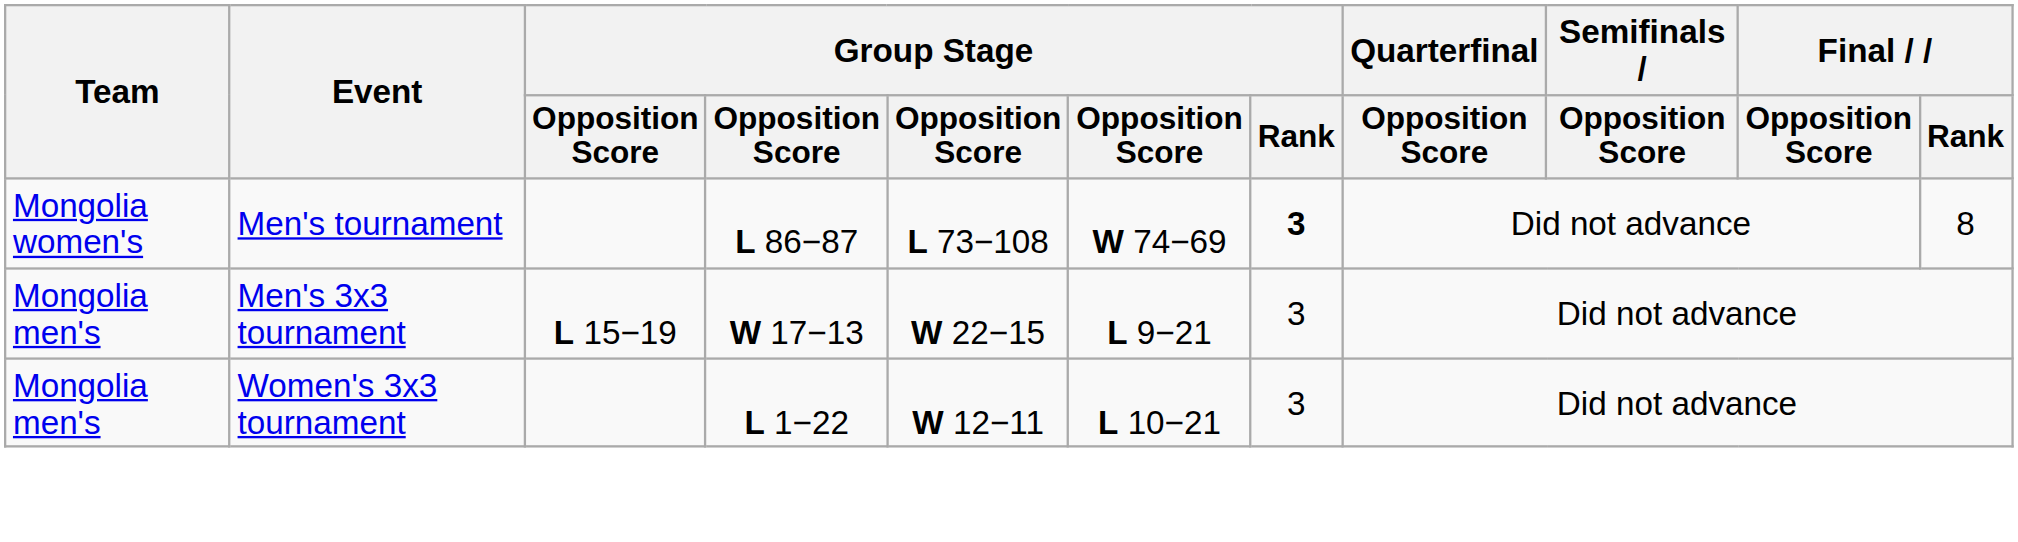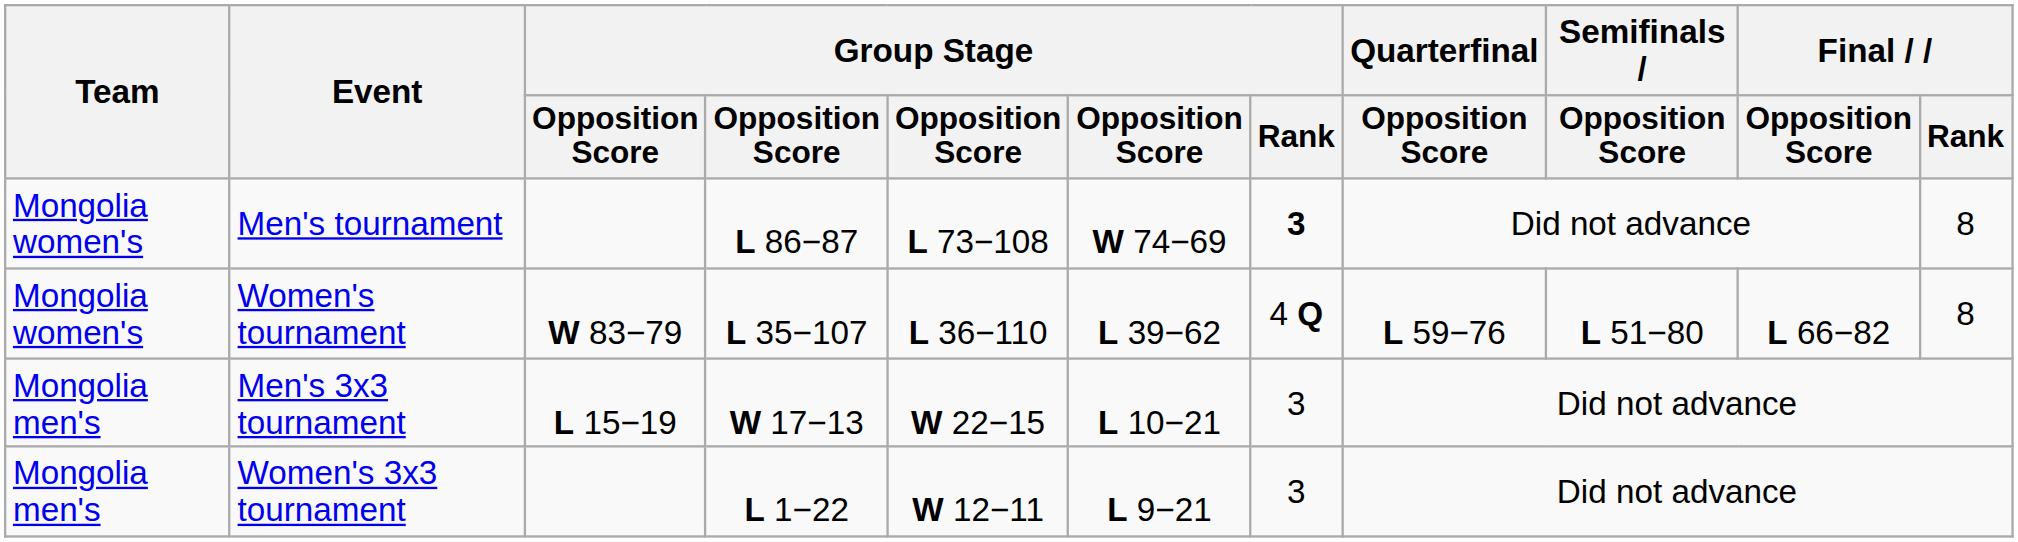+ row: (322, 314)
(1160, 332) L 9−21 -> (1160, 422) L 10−21
(1160, 422) L 10−21 -> (1160, 511) L 9−21
